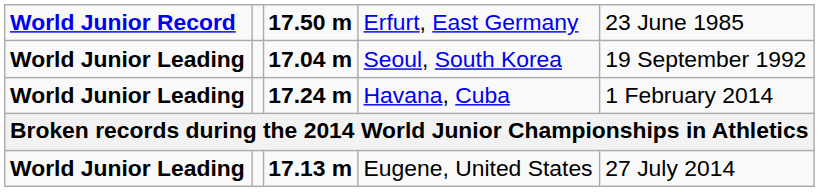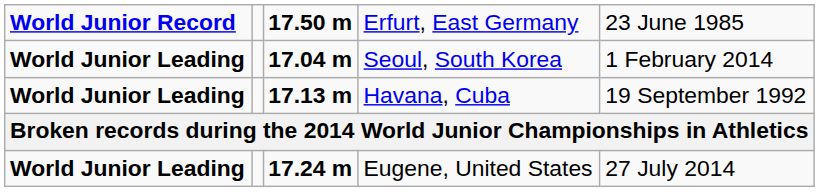(706, 58) 19 September 1992 -> (689, 58) 1 February 2014
(310, 95) 17.24 m -> (310, 95) 17.13 m
(689, 95) 1 February 2014 -> (706, 95) 19 September 1992
(310, 167) 17.13 m -> (310, 167) 17.24 m
